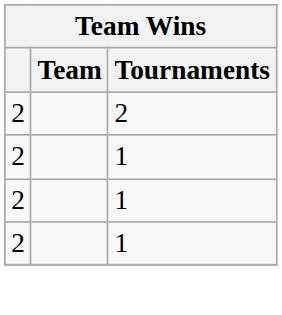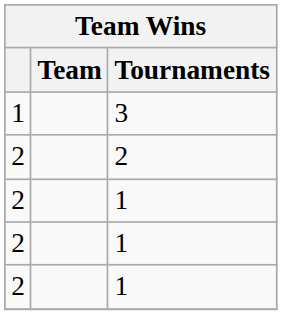+ row: (18, 112)
